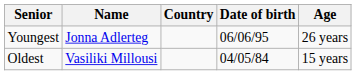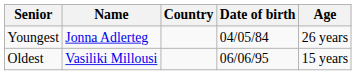(244, 37) 06/06/95 -> (244, 37) 04/05/84
(244, 59) 04/05/84 -> (244, 59) 06/06/95
